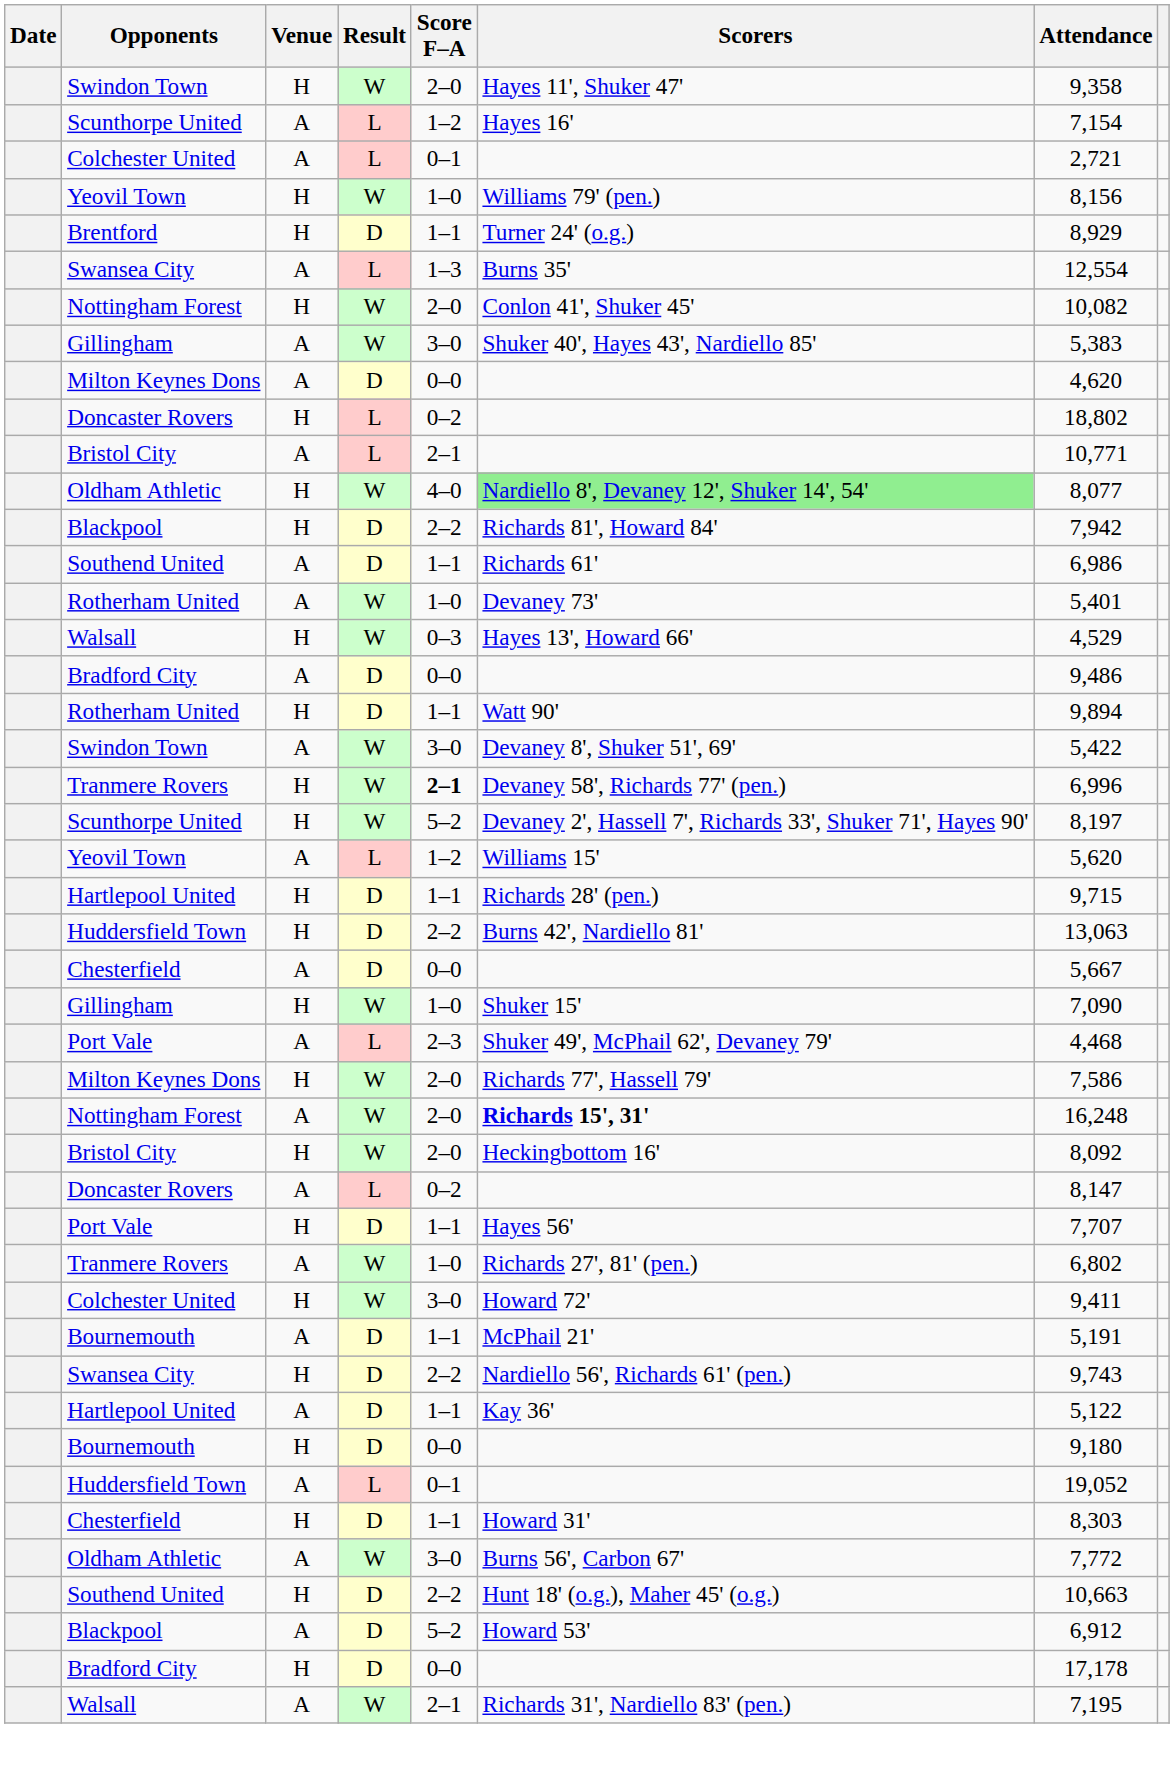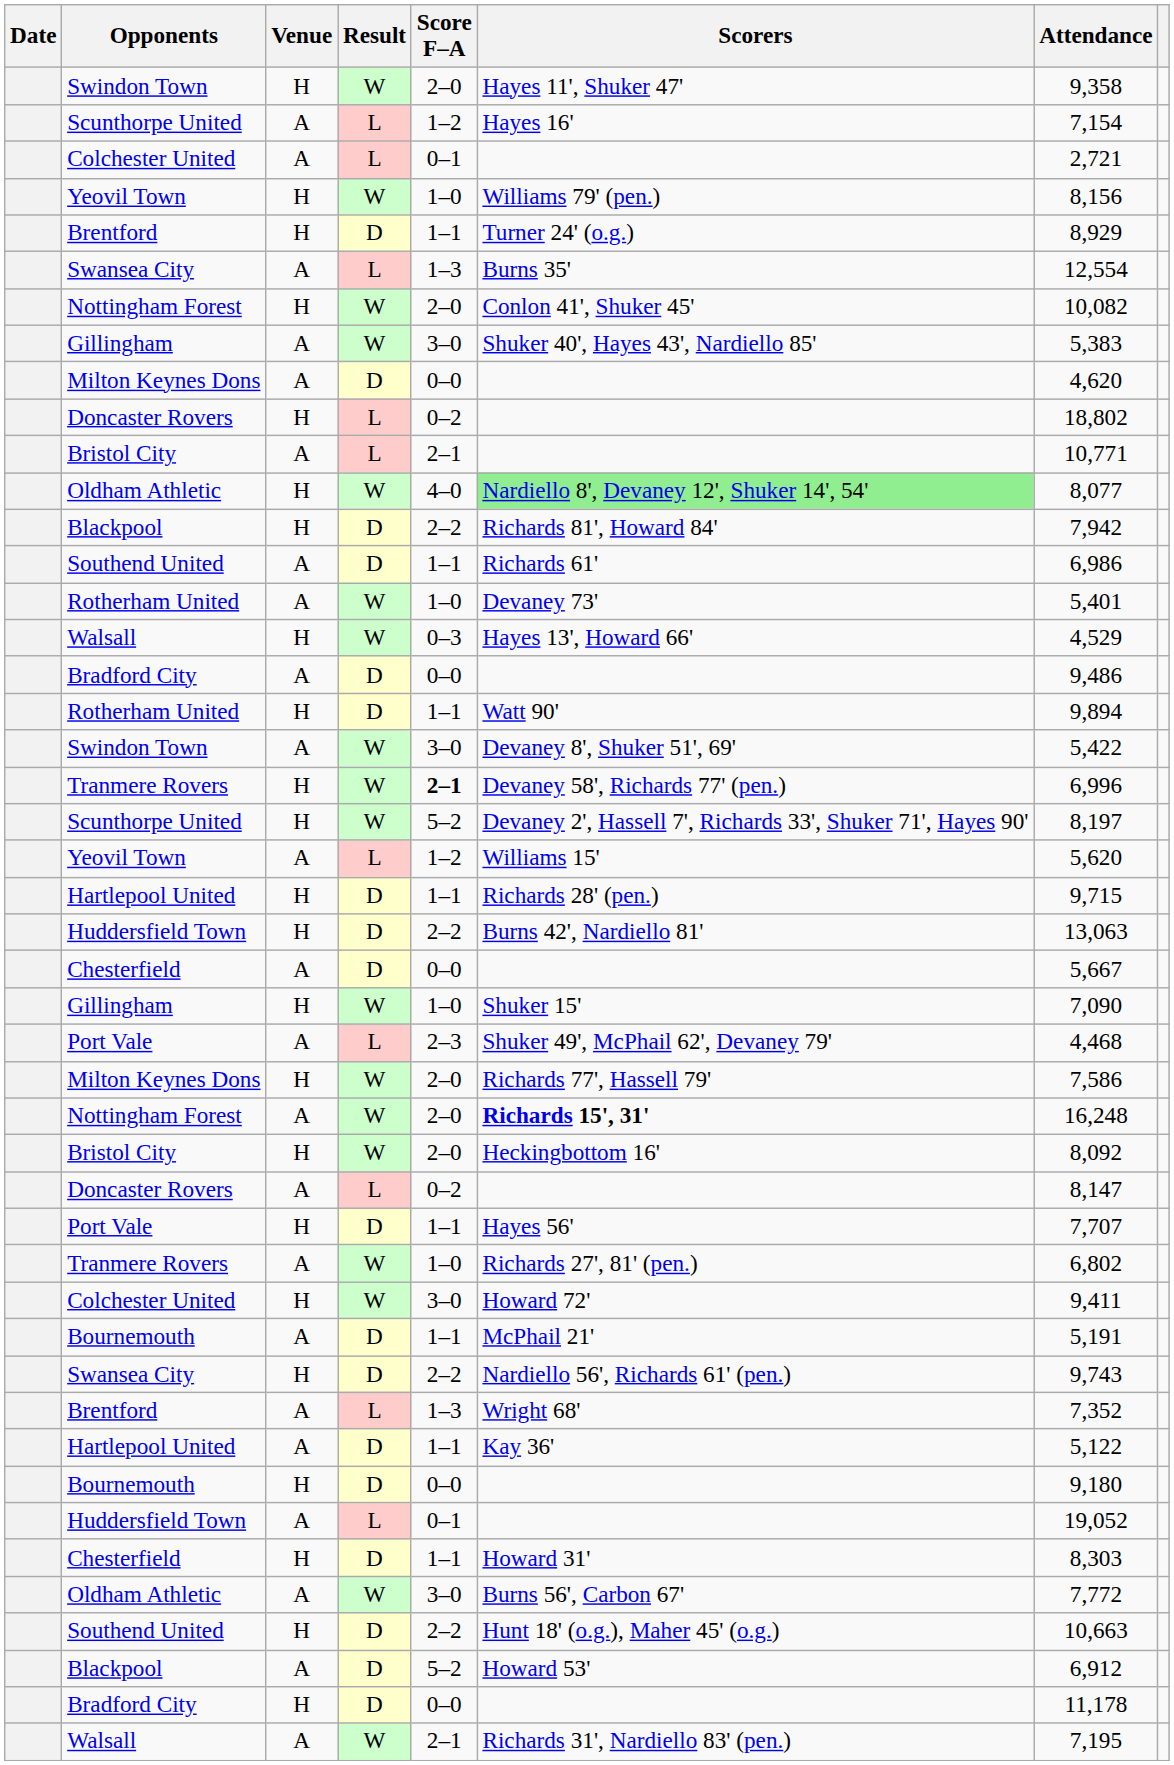+ row: (112, 1410)
(1096, 1667) 17,178 -> (1096, 1704) 11,178
